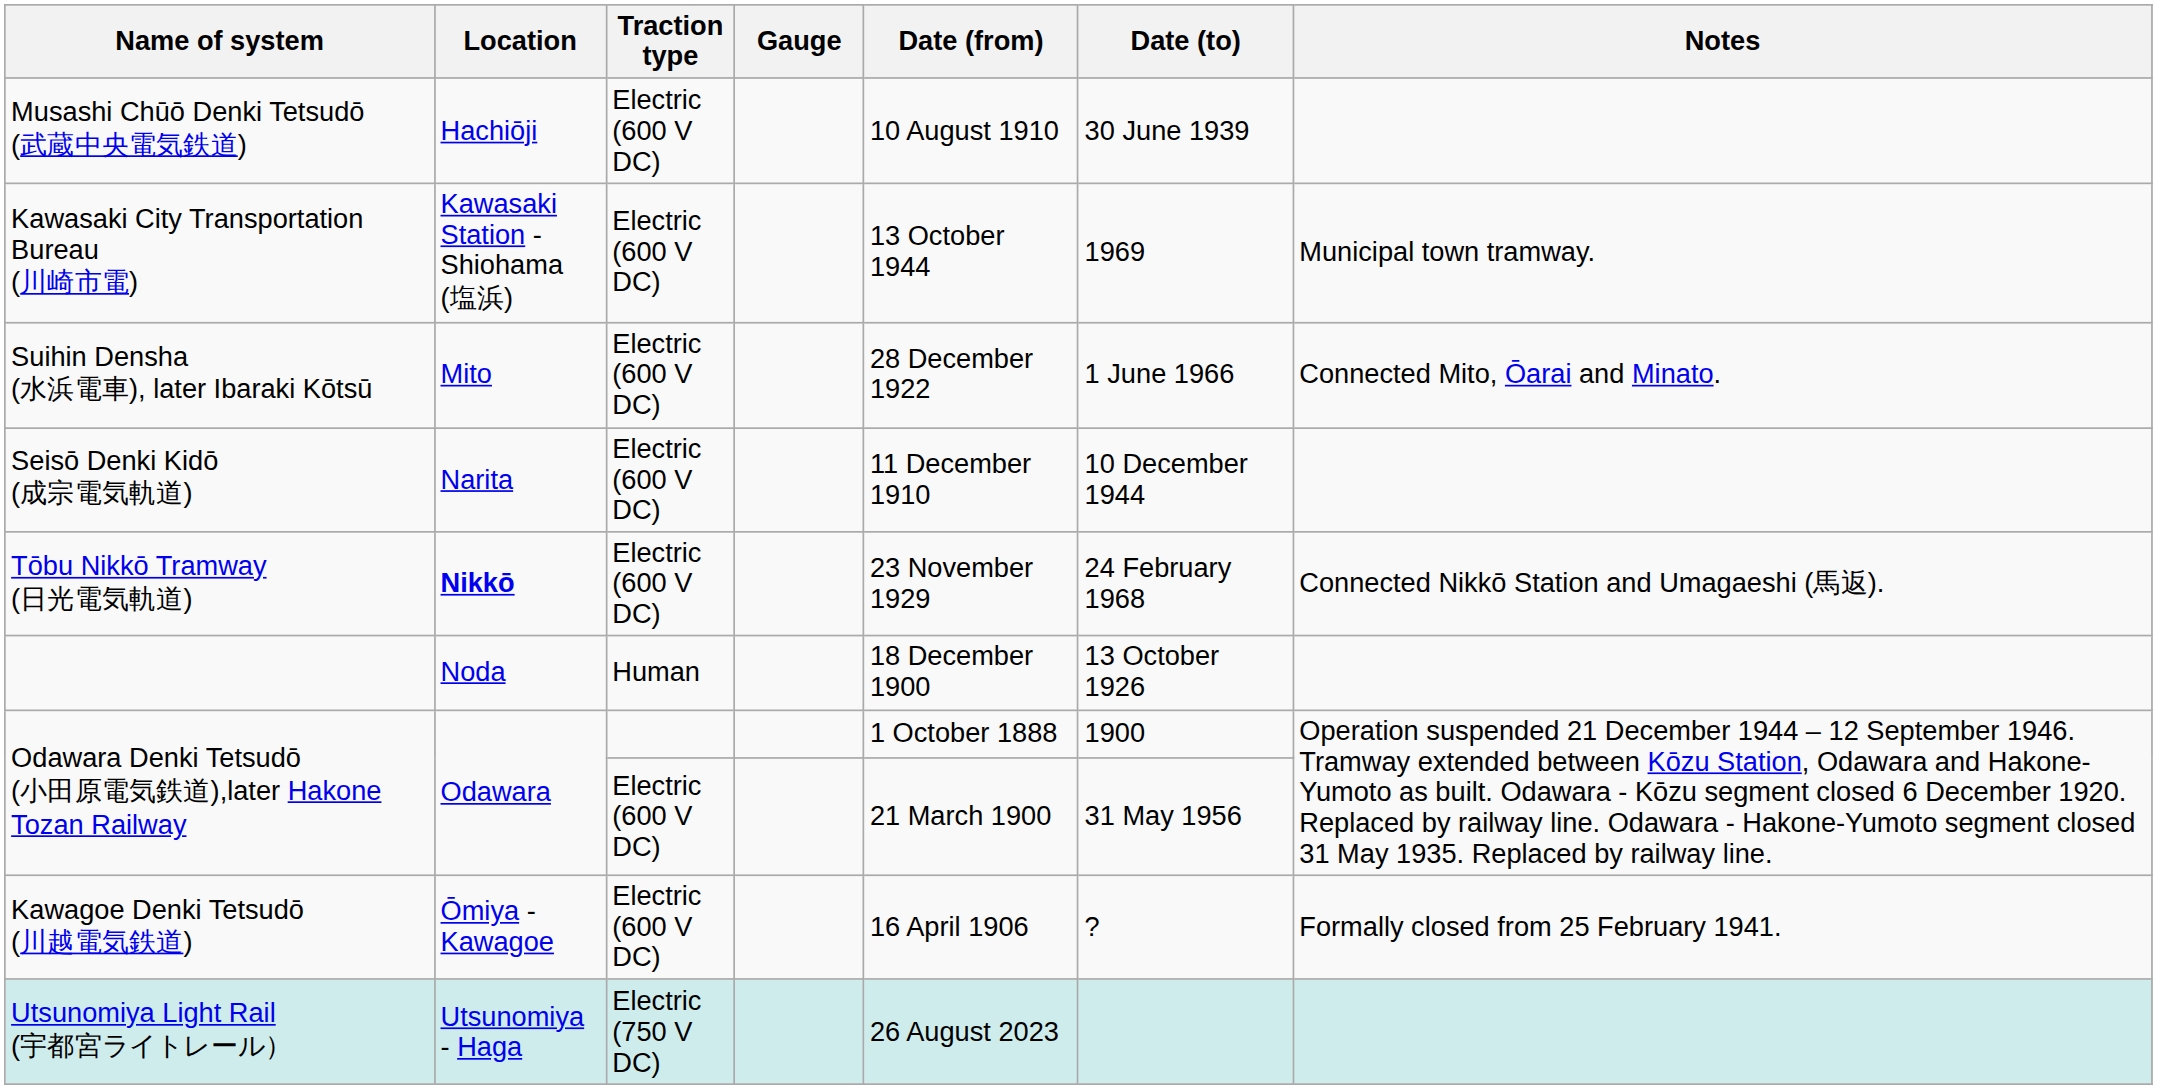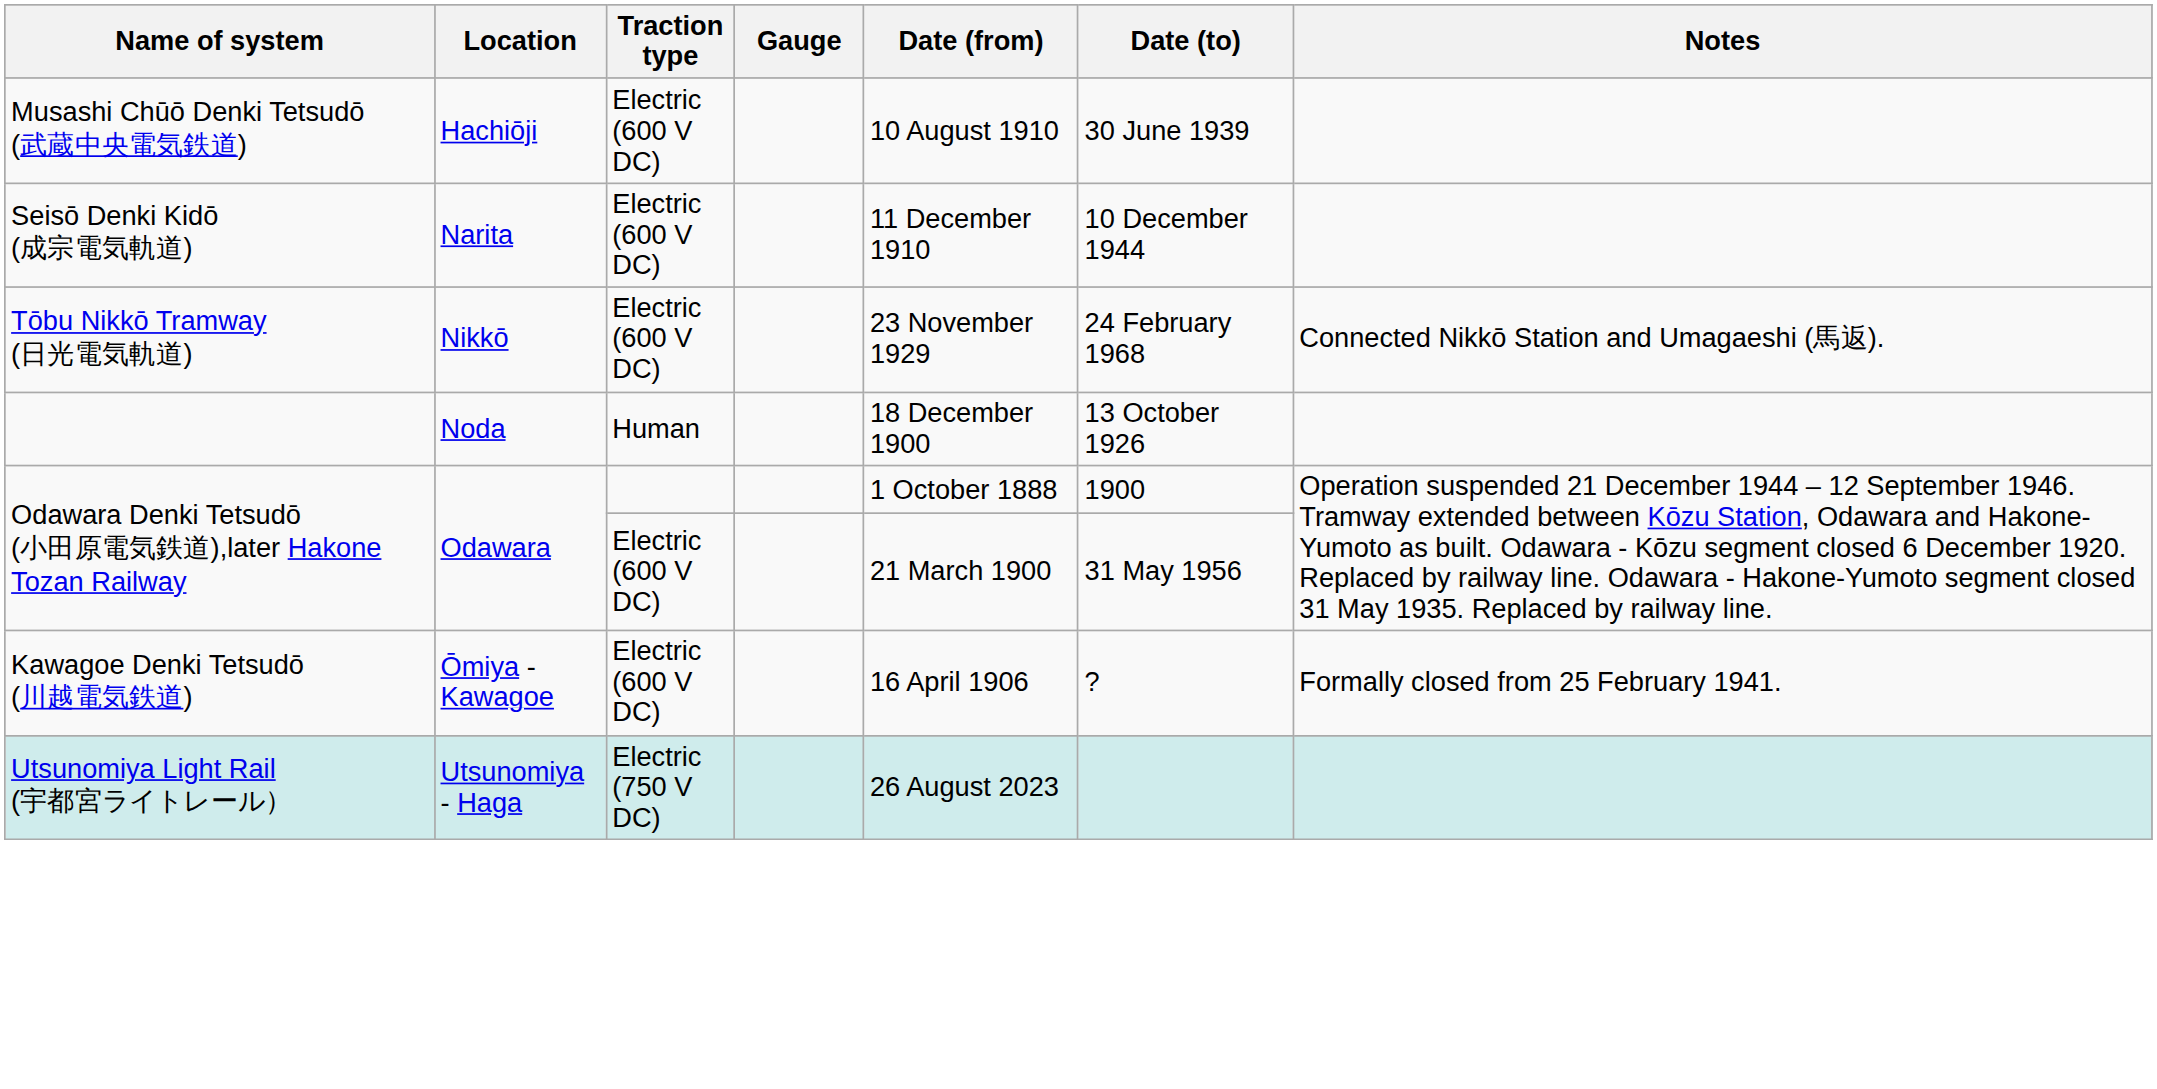- row: (187, 250)
- row: (192, 373)
(478, 583) bold -> (475, 339) normal
